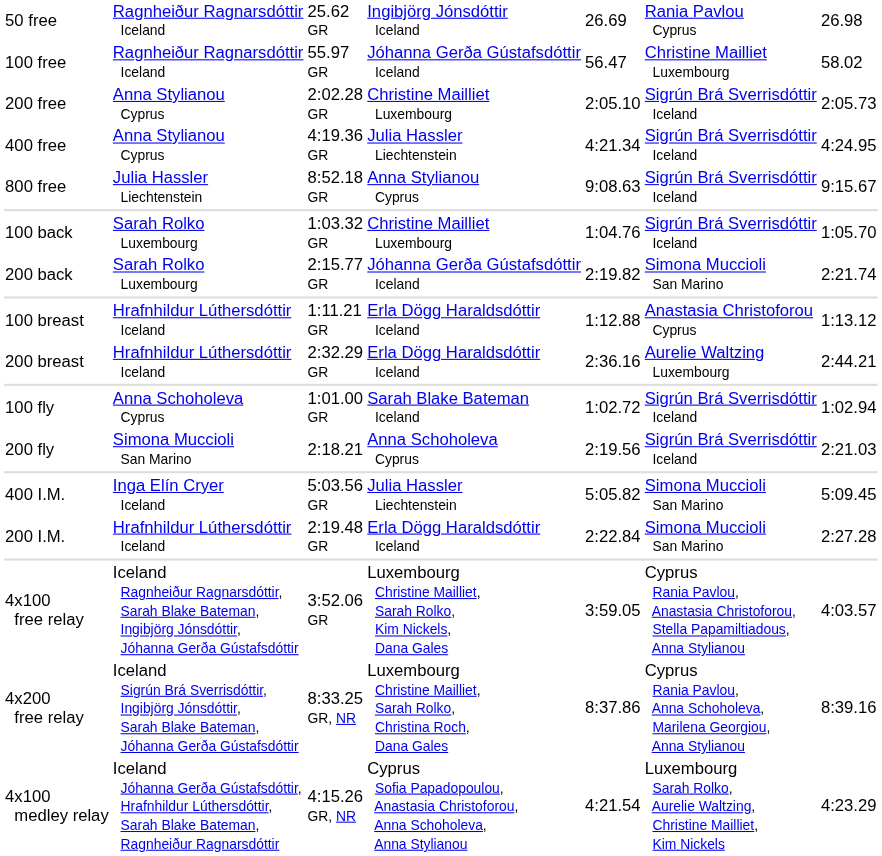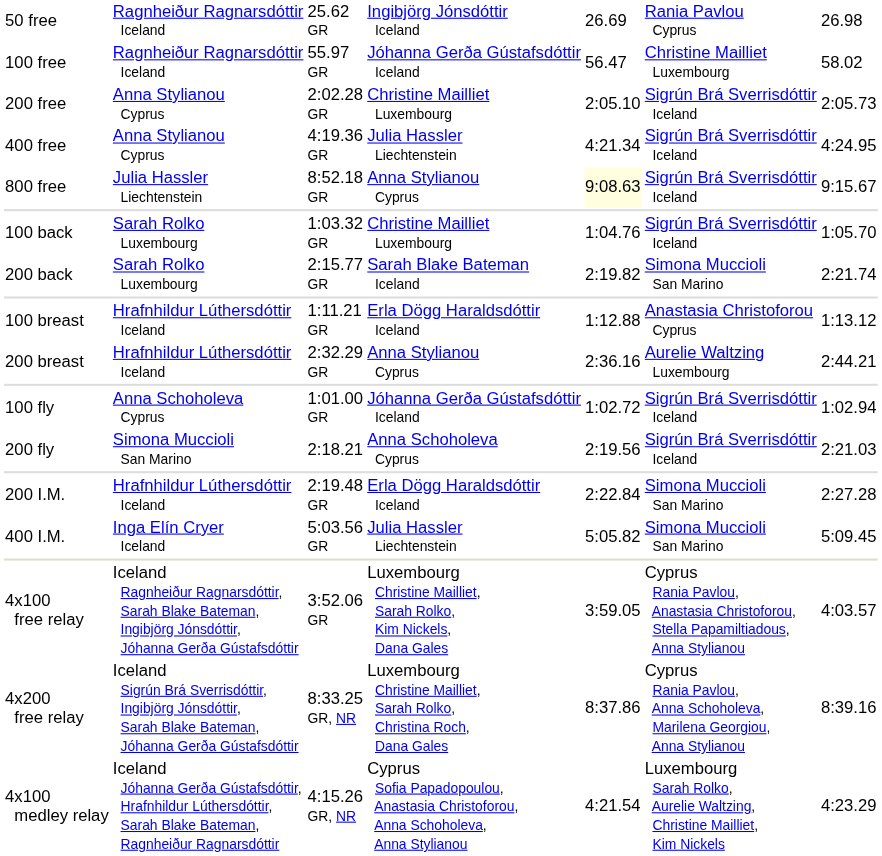(613, 187) no background -> (613, 187) lightyellow background
(474, 274) Jóhanna Gerða Gústafsdóttir Iceland -> (448, 274) Sarah Blake Bateman Iceland
(454, 361) Erla Dögg Haraldsdóttir Iceland -> (423, 361) Anna Stylianou Cyprus
(448, 407) Sarah Blake Bateman Iceland -> (474, 407) Jóhanna Gerða Gústafsdóttir Iceland
rows swapped: (35, 536) <-> (35, 495)
